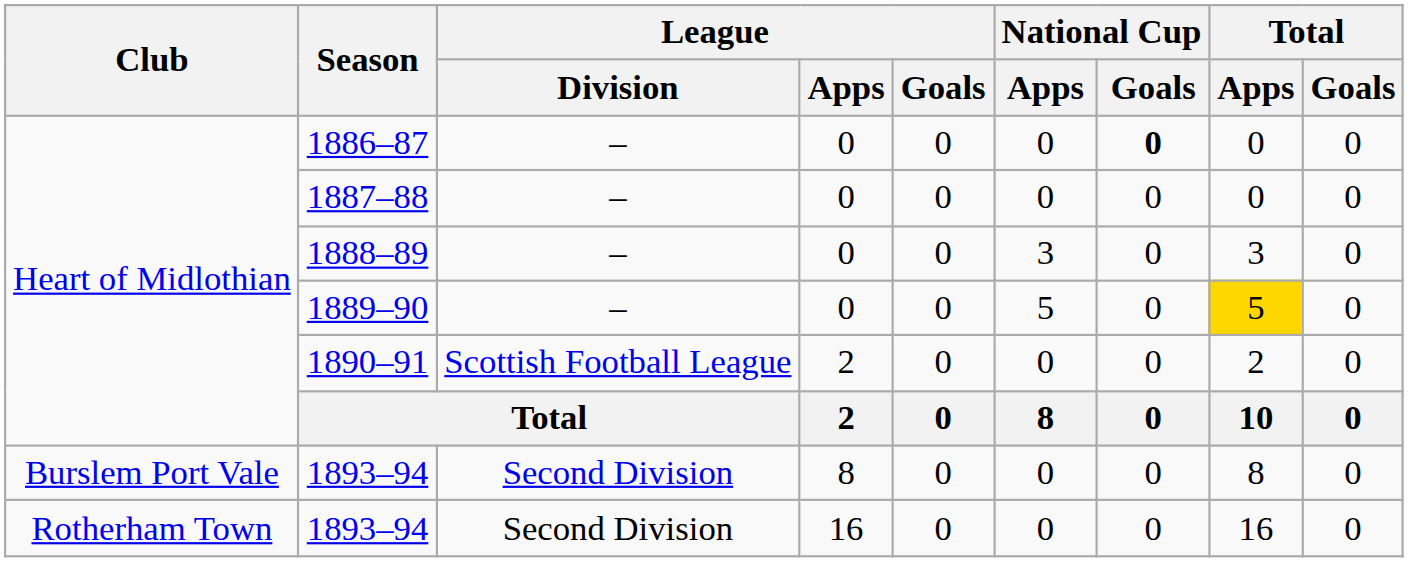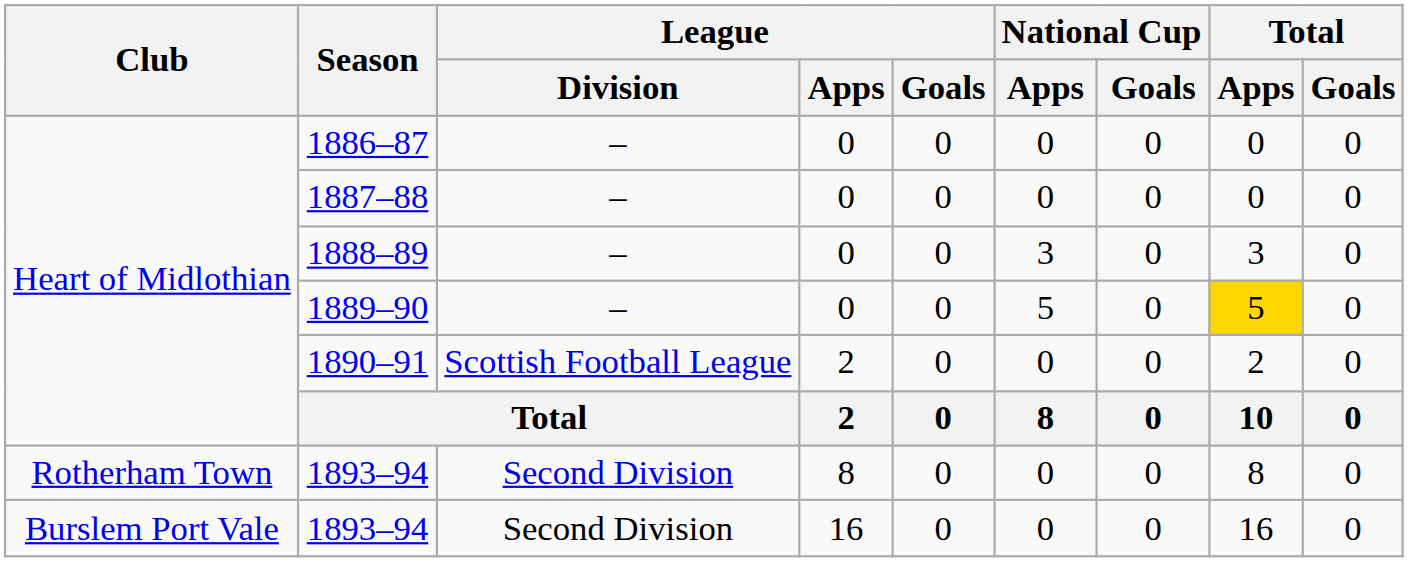(1153, 142) bold -> (1153, 142) normal
(152, 472) Burslem Port Vale -> (152, 472) Rotherham Town
(152, 527) Rotherham Town -> (152, 527) Burslem Port Vale
